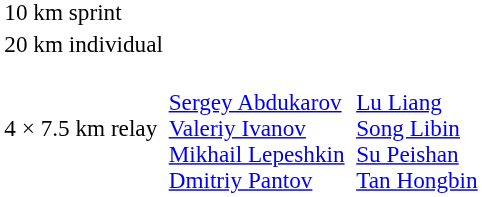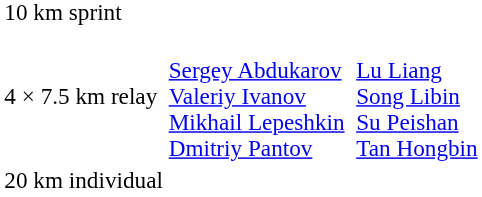rows swapped: (84, 44) <-> (81, 128)
